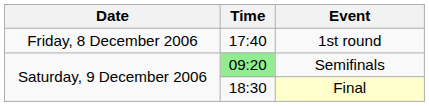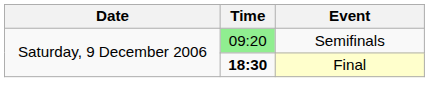- row: (350, 40)
(248, 88) normal -> (248, 64) bold
